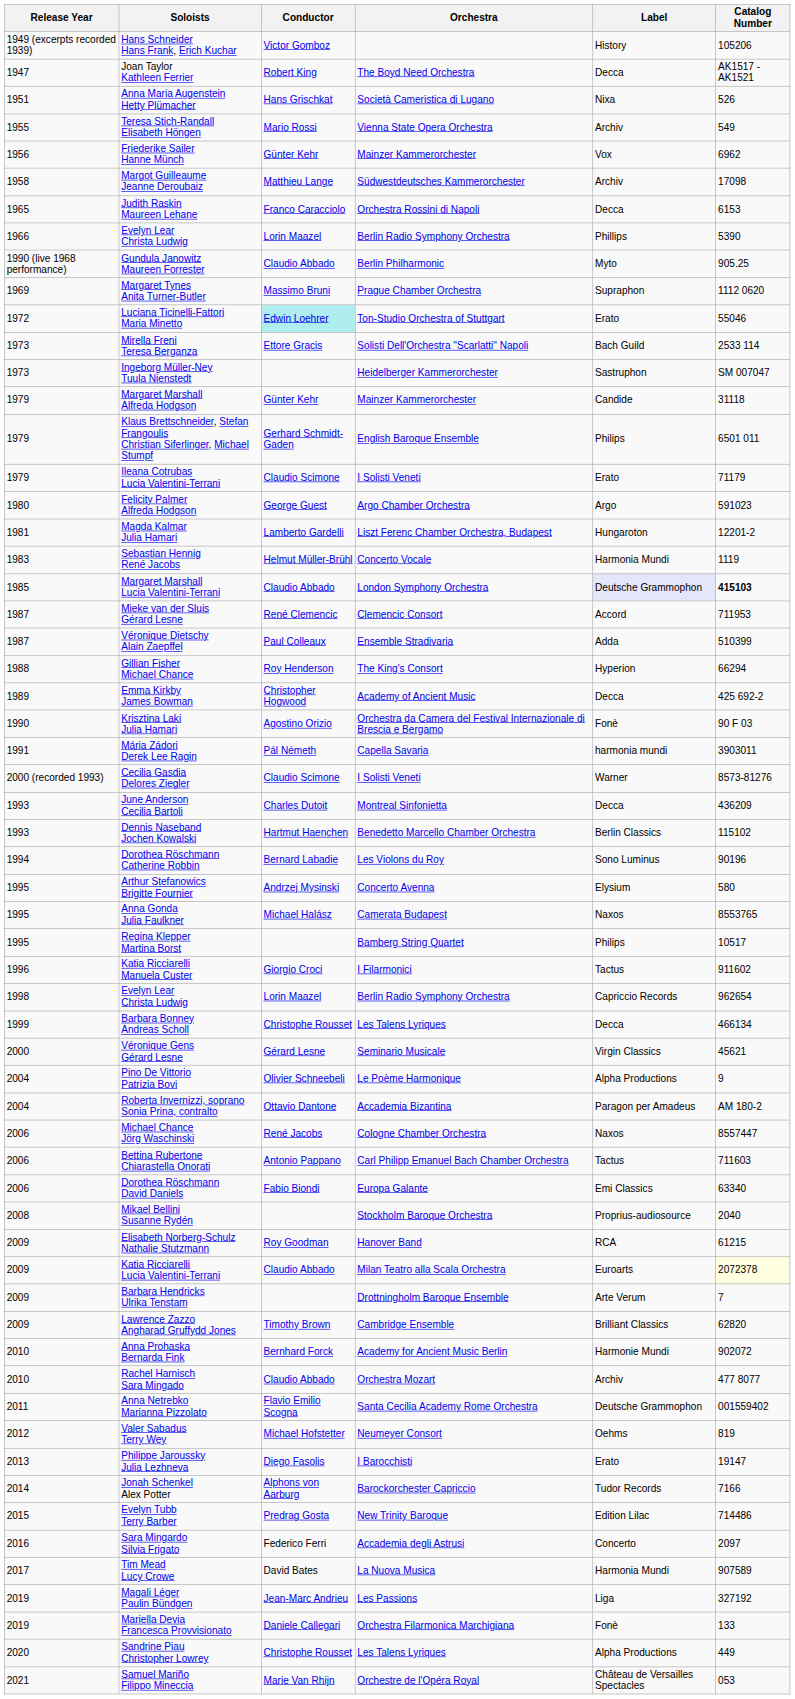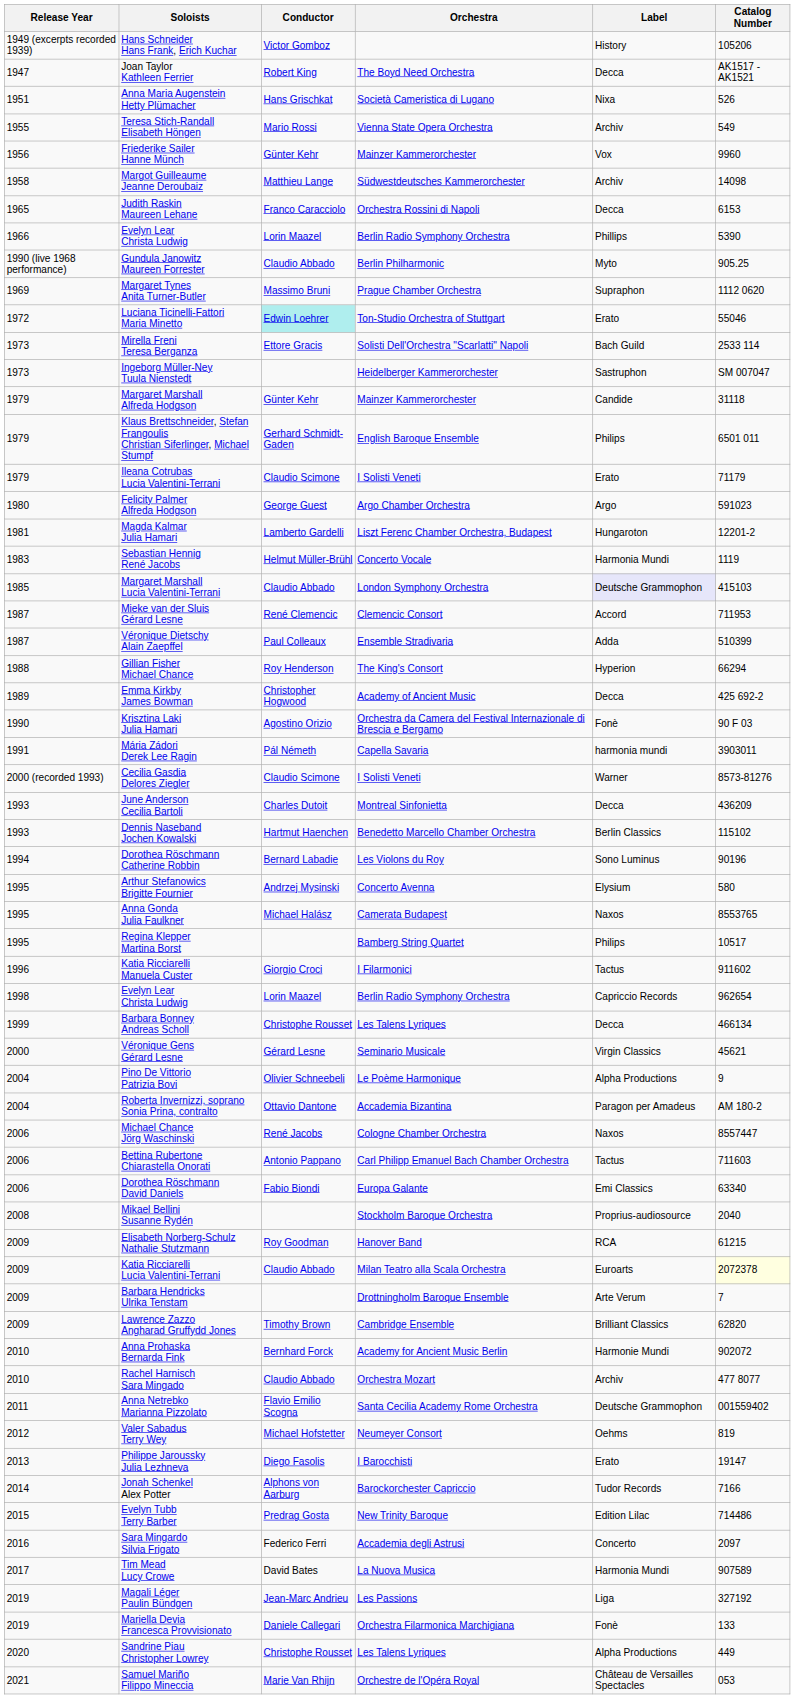(729, 154) 6962 -> (729, 154) 9960
(732, 182) 17098 -> (732, 182) 14098
(735, 587) bold -> (735, 587) normal
